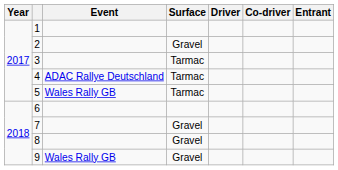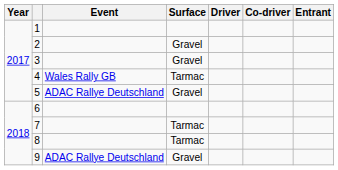(187, 60) Tarmac -> (187, 60) Gravel
(104, 76) ADAC Rallye Deutschland -> (80, 76) Wales Rally GB
(80, 92) Wales Rally GB -> (104, 92) ADAC Rallye Deutschland
(187, 92) Tarmac -> (187, 92) Gravel
(187, 125) Gravel -> (187, 125) Tarmac
(187, 141) Gravel -> (187, 141) Tarmac
(80, 157) Wales Rally GB -> (104, 157) ADAC Rallye Deutschland
